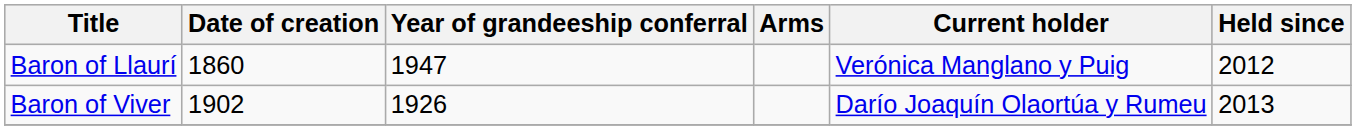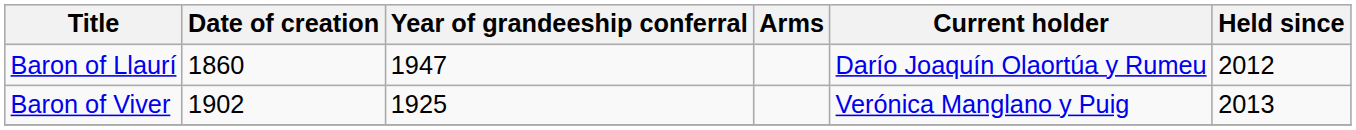(982, 64) Verónica Manglano y Puig -> (1021, 64) Darío Joaquín Olaortúa y Rumeu
(419, 104) 1926 -> (419, 104) 1925
(1021, 104) Darío Joaquín Olaortúa y Rumeu -> (982, 104) Verónica Manglano y Puig
